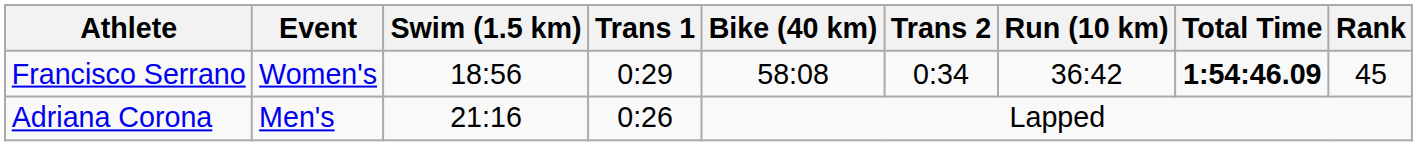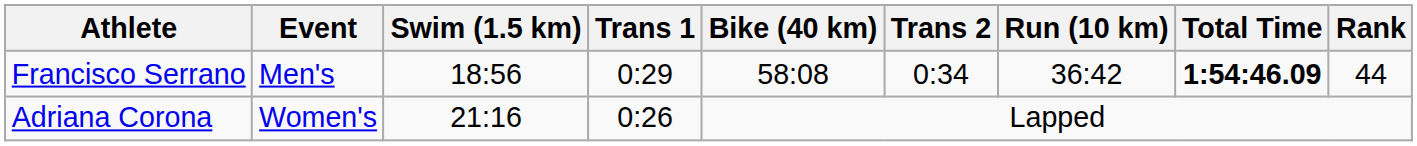(318, 73) Women's -> (297, 73) Men's
(1371, 73) 45 -> (1371, 73) 44
(297, 119) Men's -> (318, 119) Women's
